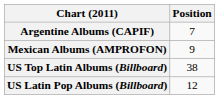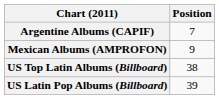(192, 85) 12 -> (192, 85) 39
